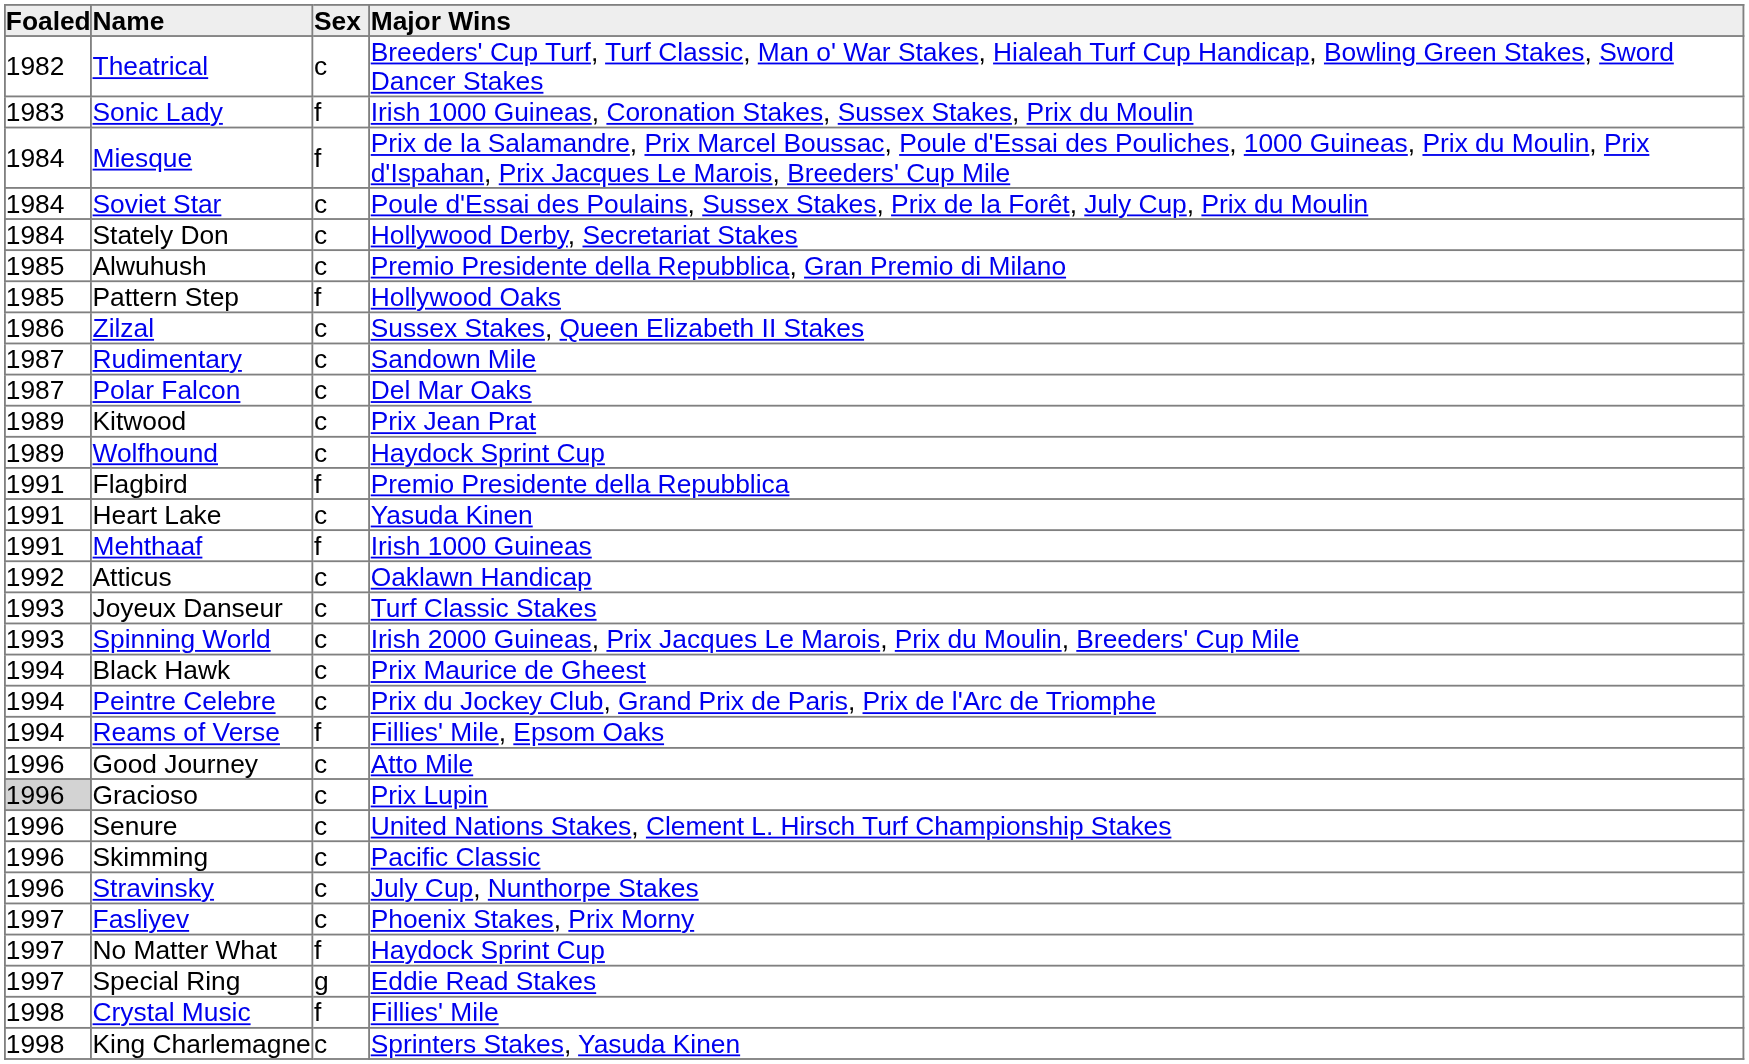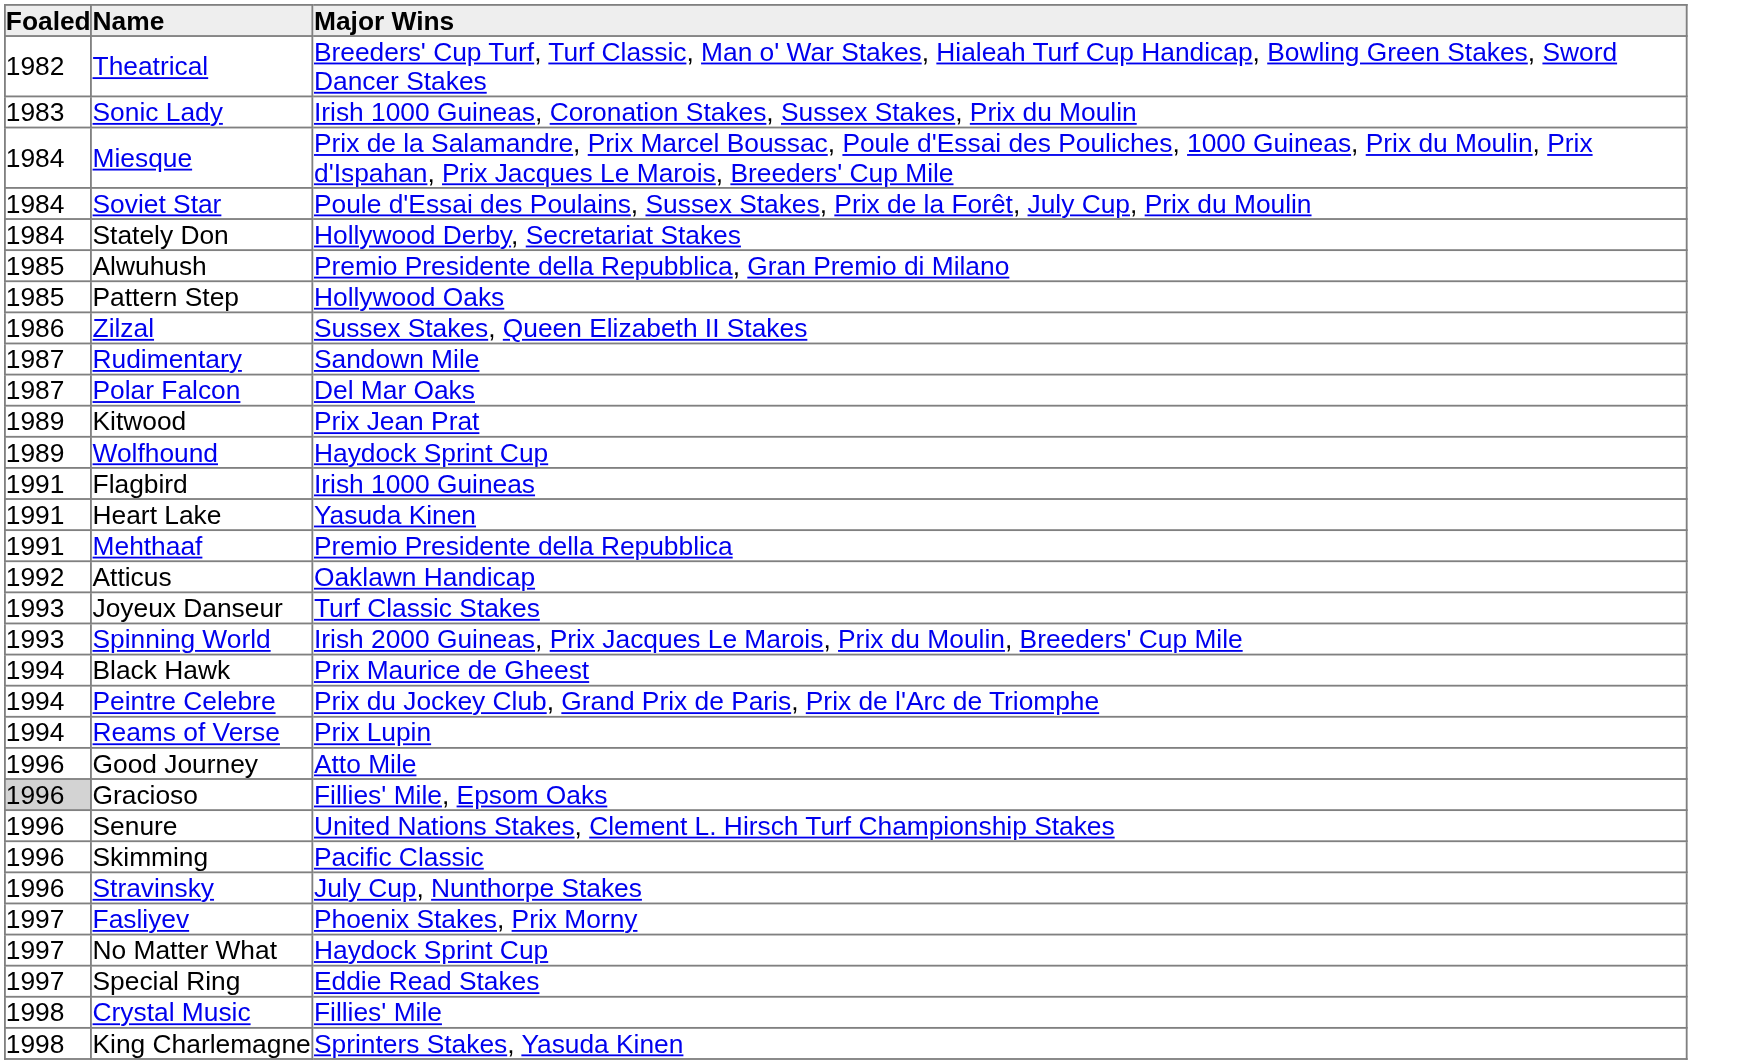- column: (337, 20)
(580, 483) Premio Presidente della Repubblica -> (425, 483) Irish 1000 Guineas
(481, 546) Irish 1000 Guineas -> (523, 546) Premio Presidente della Repubblica
(517, 732) Fillies' Mile, Epsom Oaks -> (373, 732) Prix Lupin
(429, 795) Prix Lupin -> (461, 795) Fillies' Mile, Epsom Oaks
